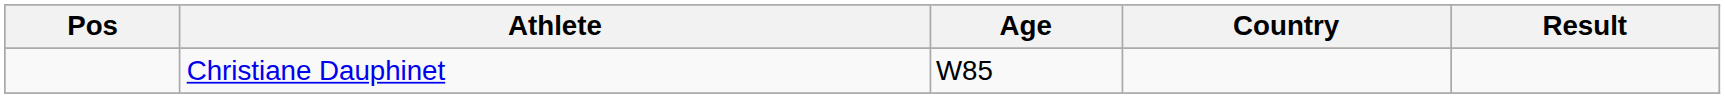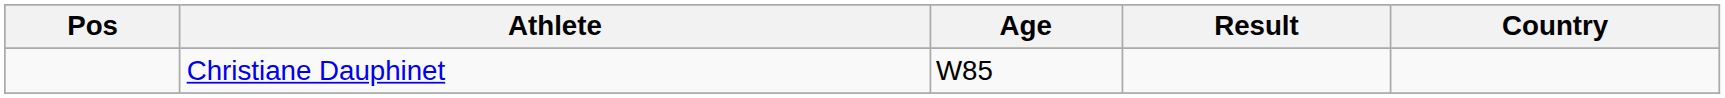columns swapped: (1286, 26) <-> (1585, 26)
